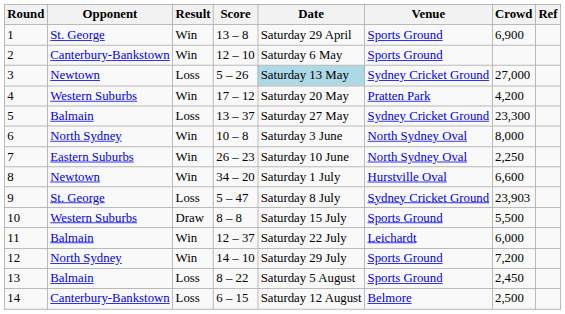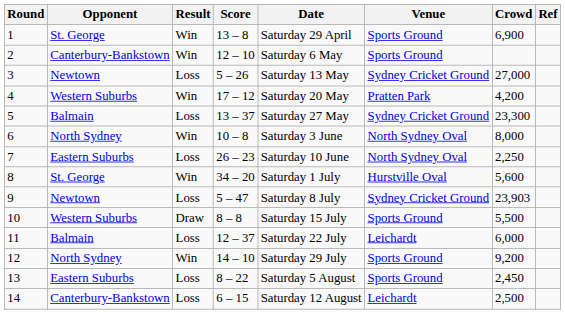(305, 75) lightblue background -> (305, 75) no background
(186, 156) Win -> (188, 156) Loss
(75, 177) Newtown -> (78, 177) St. George
(509, 177) 6,600 -> (509, 177) 5,600
(78, 197) St. George -> (75, 197) Newtown
(186, 237) Win -> (188, 237) Loss
(509, 258) 7,200 -> (509, 258) 9,200
(72, 278) Balmain -> (92, 278) Eastern Suburbs
(390, 298) Belmore -> (392, 298) Leichardt
